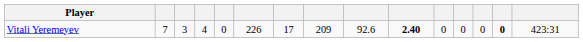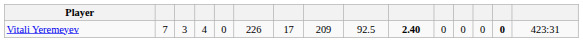(366, 29) 92.6 -> (366, 29) 92.5
